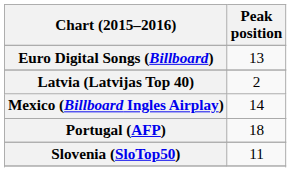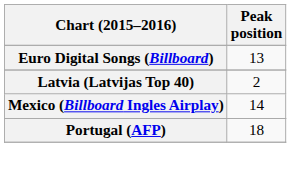- row: (116, 154)
